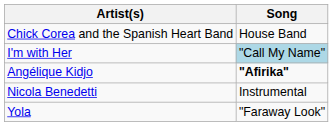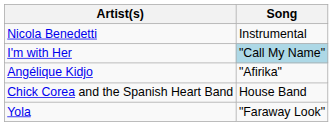rows swapped: (120, 33) <-> (52, 92)
(264, 72) bold -> (260, 72) normal
